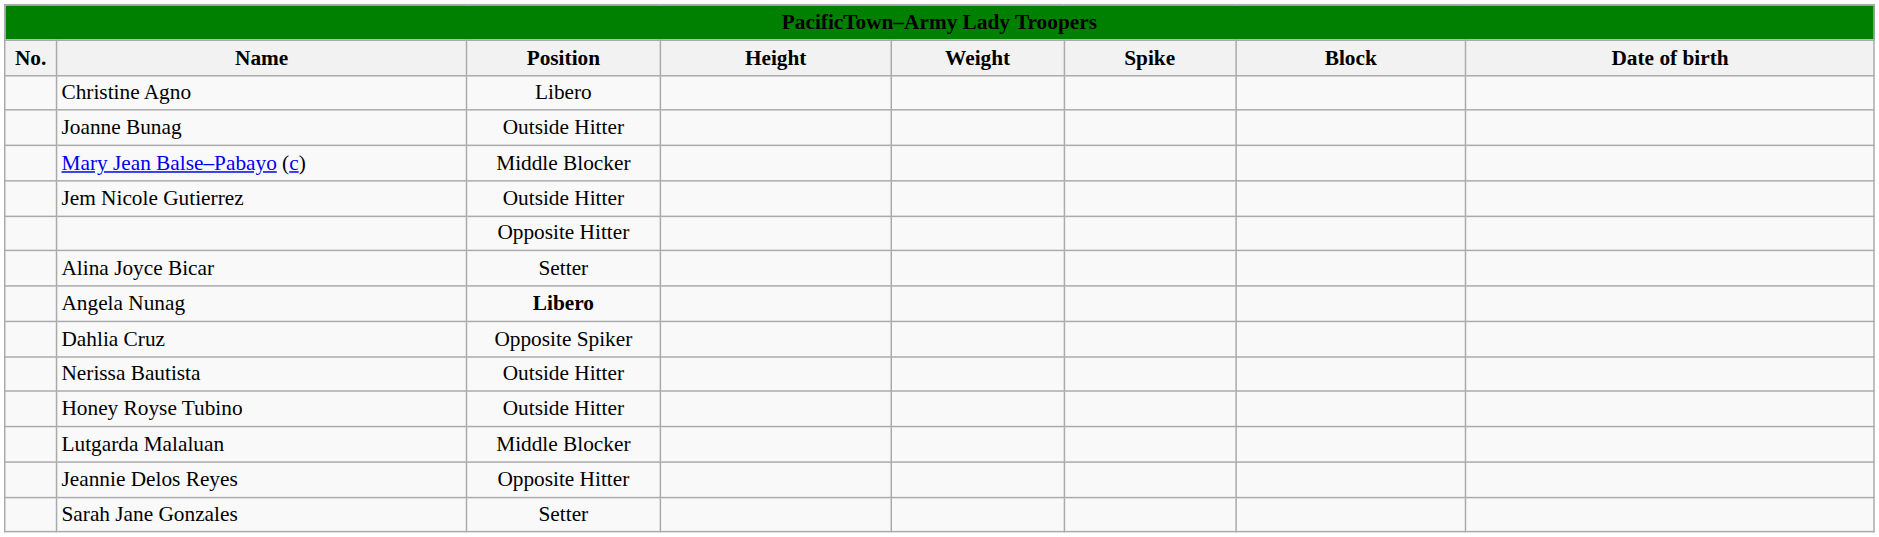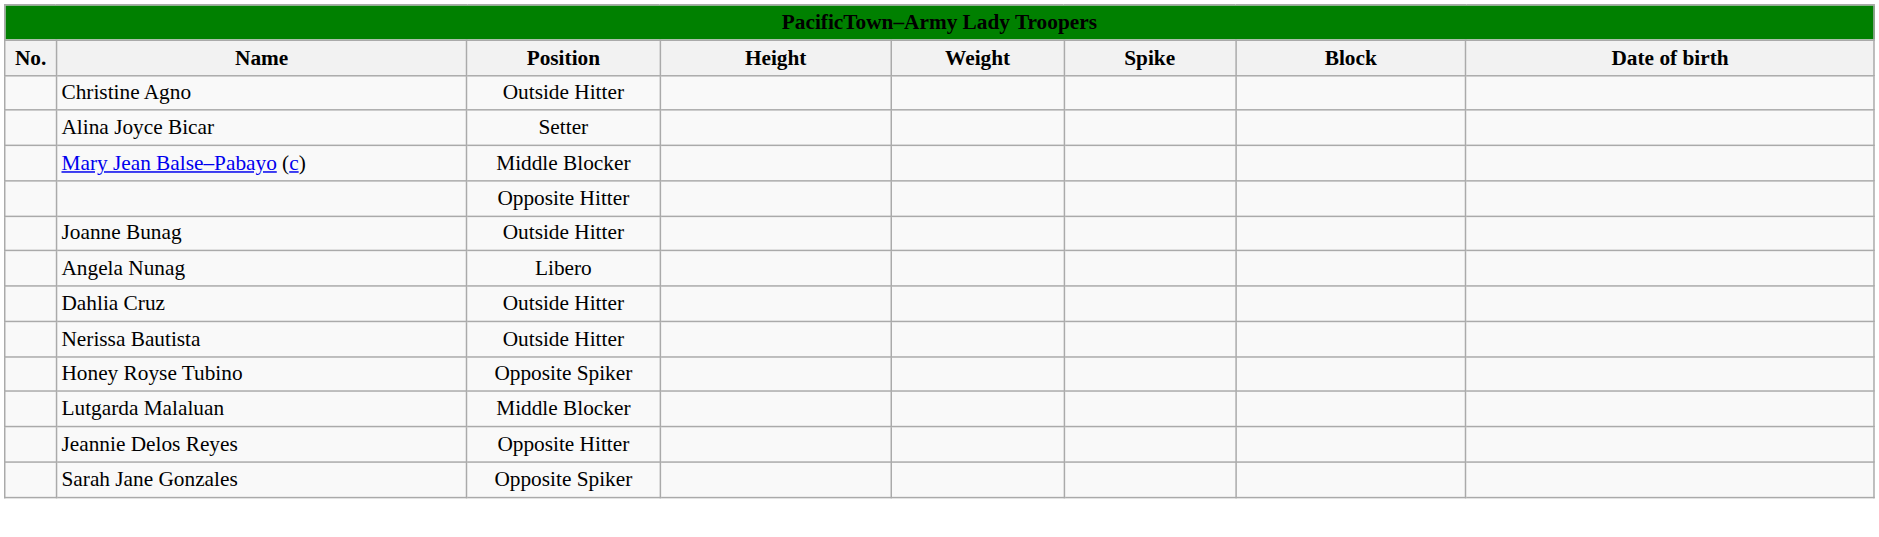(563, 92) Libero -> (563, 92) Outside Hitter
rows swapped: (122, 127) <-> (138, 268)
- row: (153, 198)
(563, 303) bold -> (563, 268) normal
(563, 338) Opposite Spiker -> (563, 303) Outside Hitter
(563, 409) Outside Hitter -> (563, 373) Opposite Spiker
(563, 514) Setter -> (563, 479) Opposite Spiker
